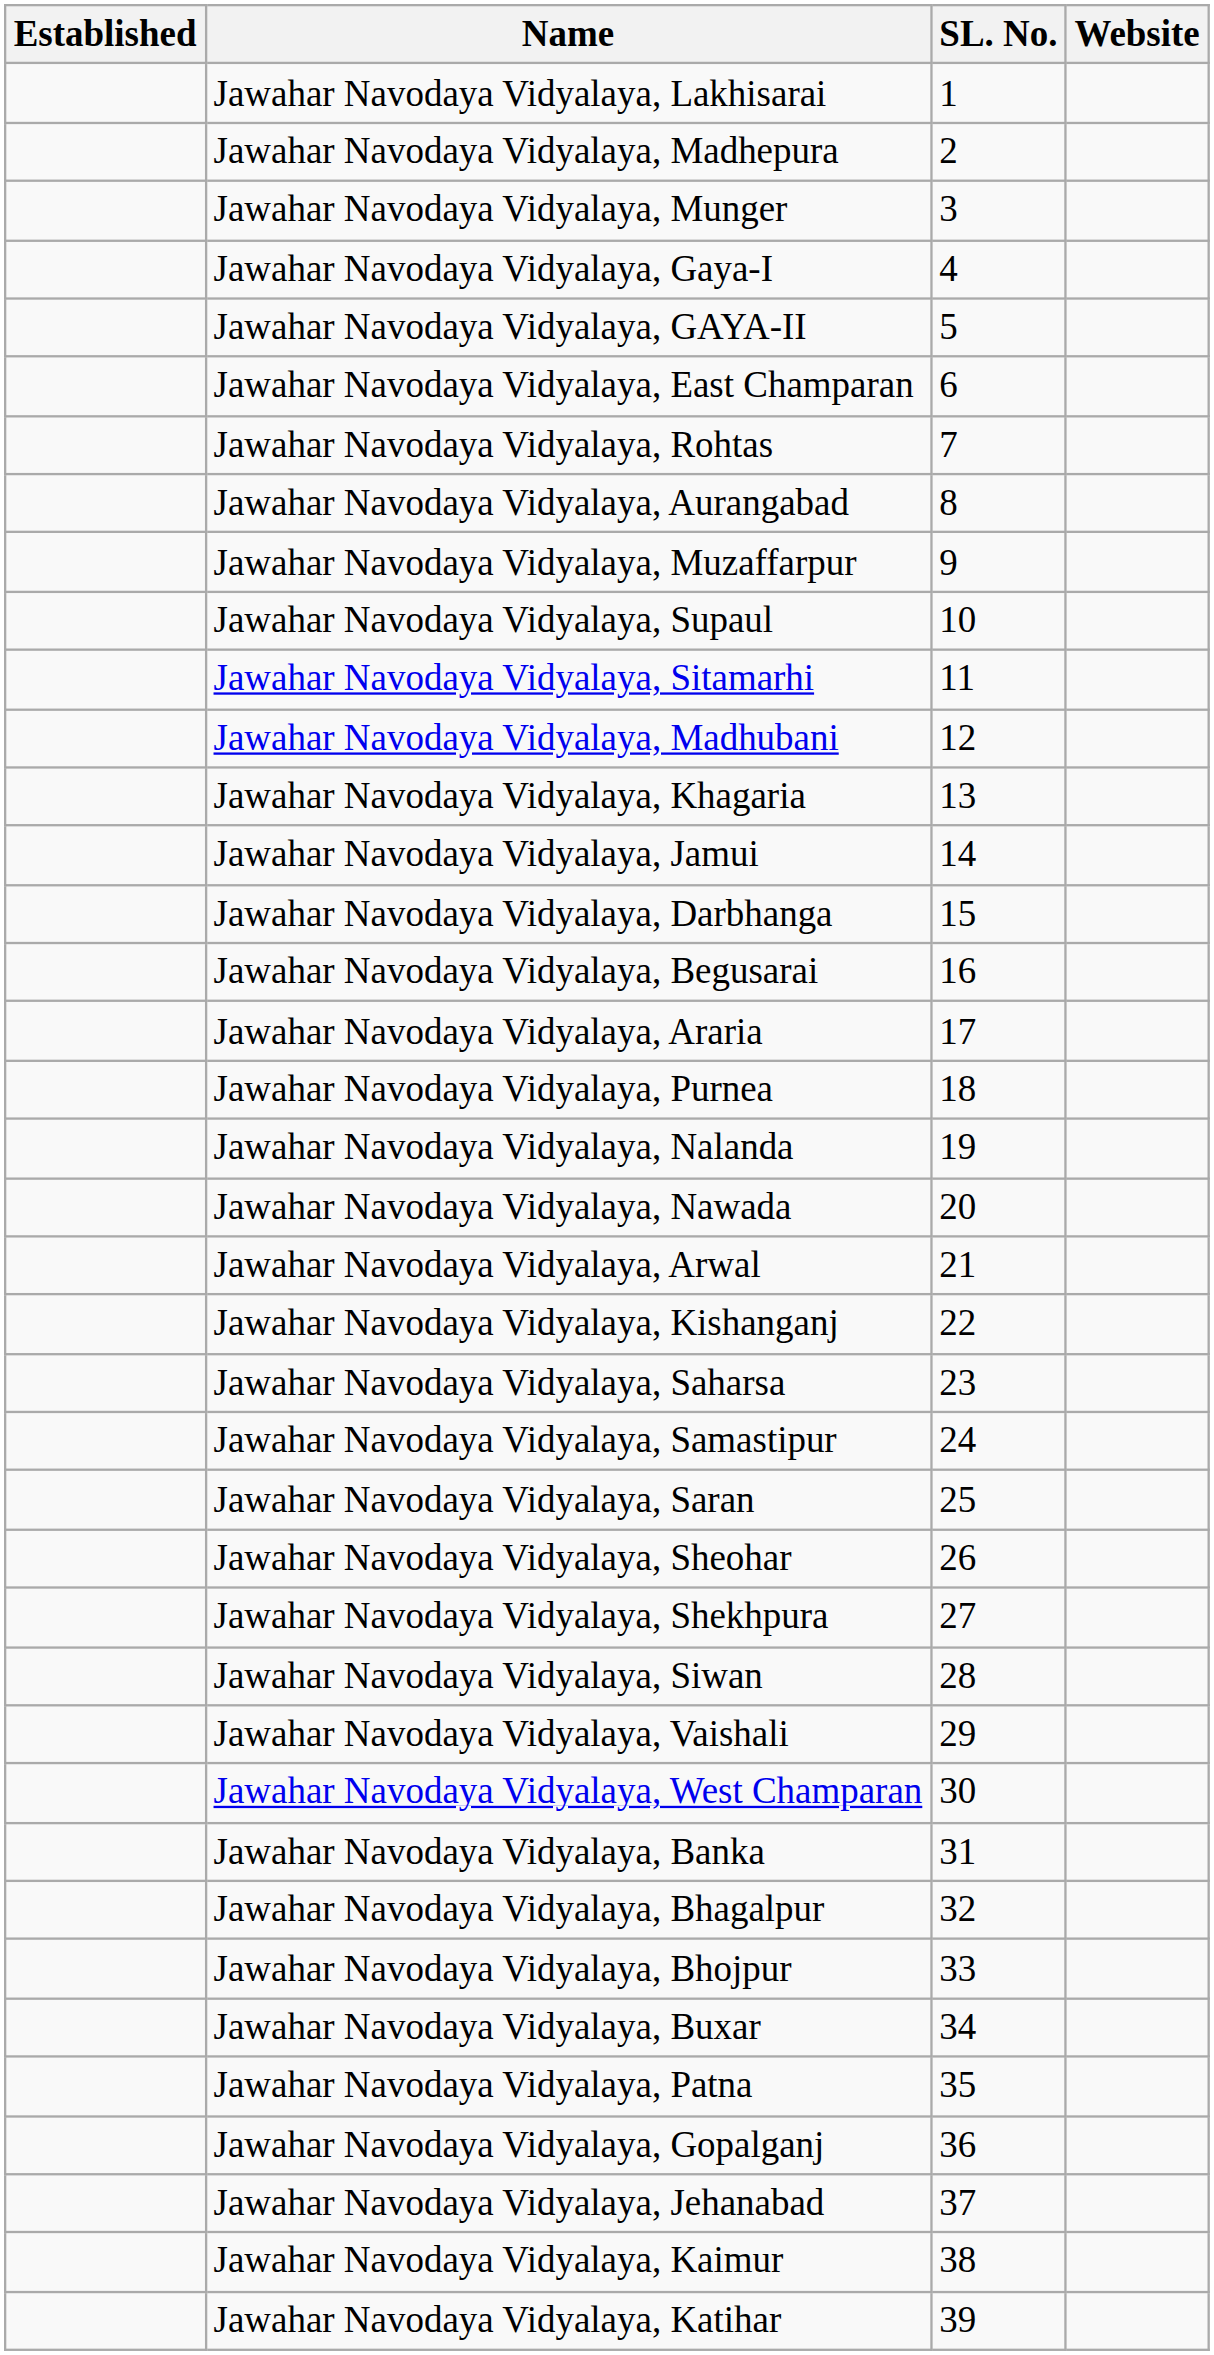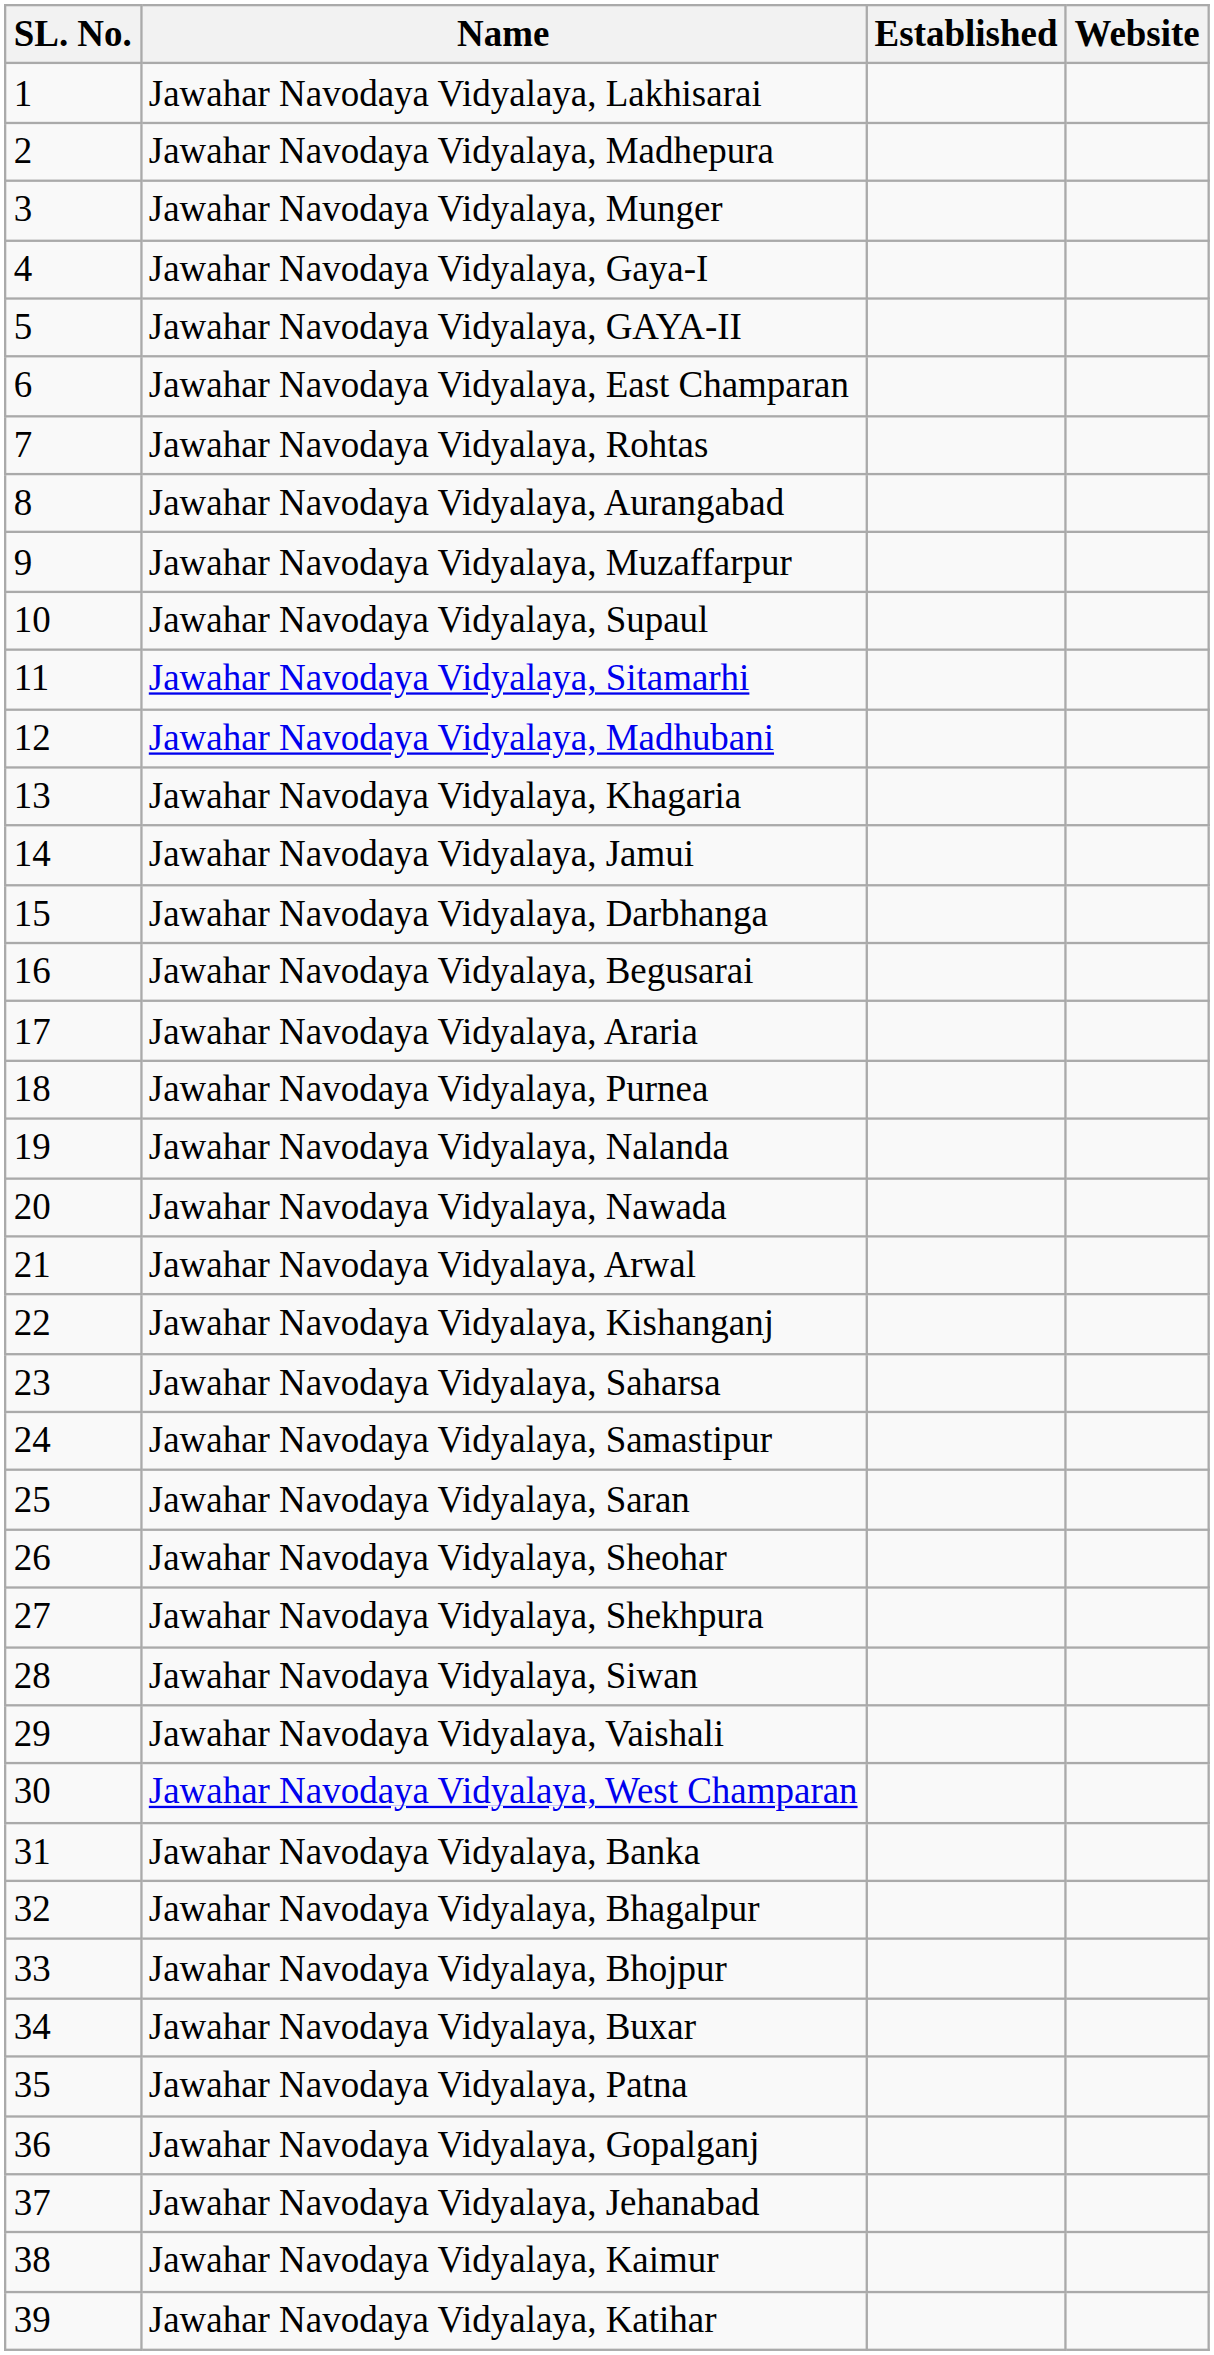columns swapped: (998, 33) <-> (105, 33)
